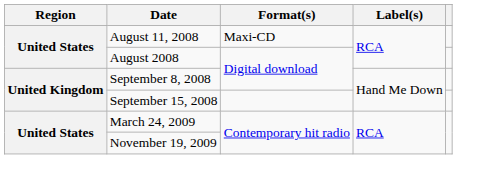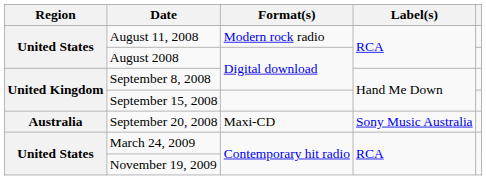(250, 36) Maxi-CD -> (274, 36) Modern rock radio
+ row: (164, 121)
